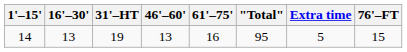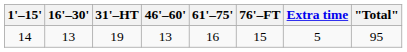columns swapped: (378, 15) <-> (262, 15)
